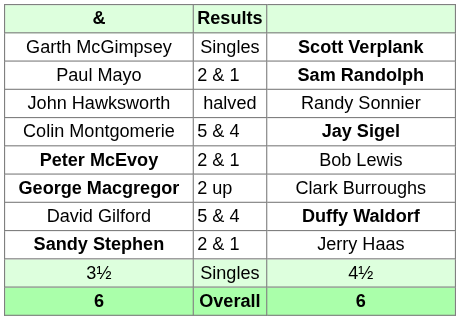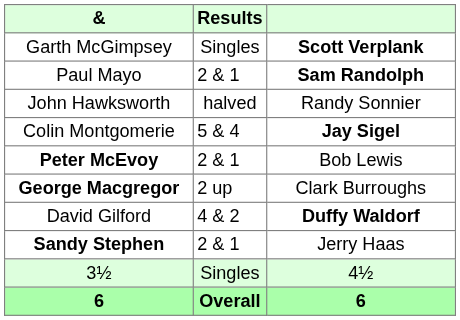(218, 216) 5 & 4 -> (218, 216) 4 & 2
